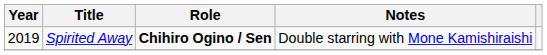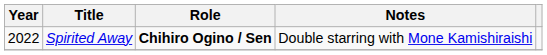(24, 38) 2019 -> (24, 38) 2022
